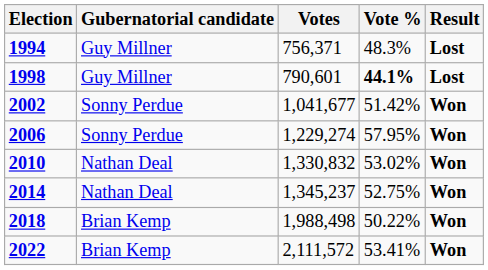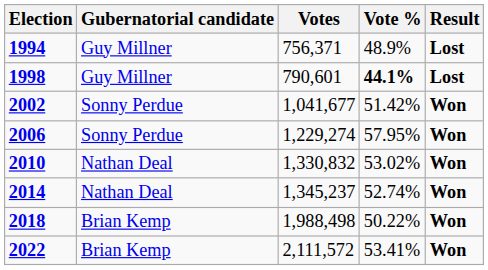(387, 47) 48.3% -> (387, 47) 48.9%
(392, 192) 52.75% -> (392, 192) 52.74%
